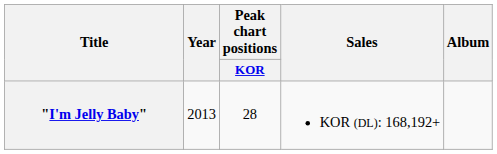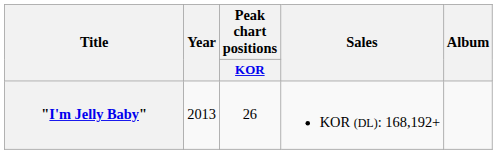(250, 115) 28 -> (250, 115) 26
